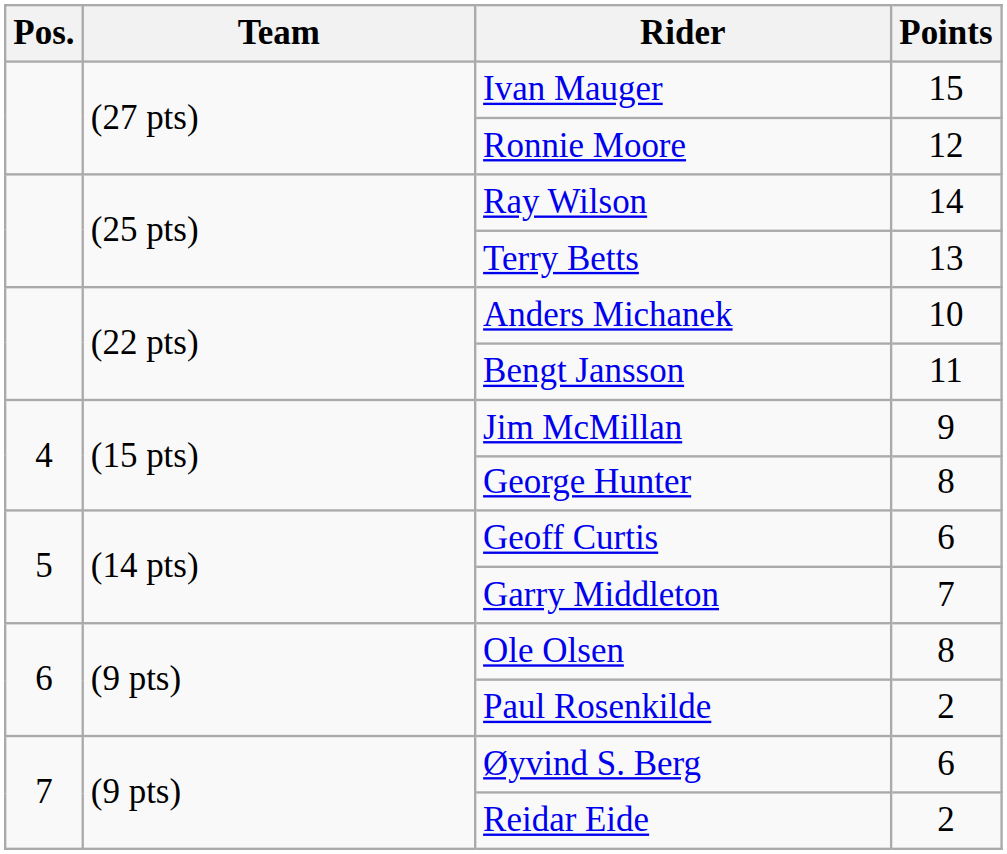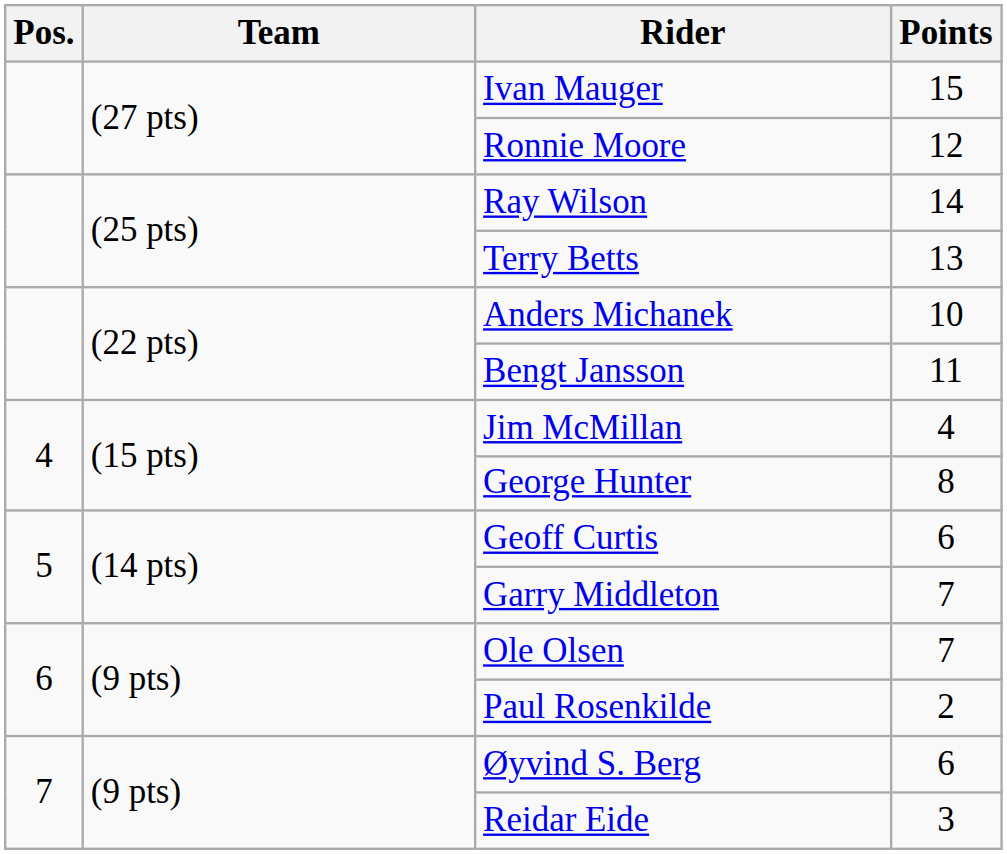(946, 426) 9 -> (946, 426) 4
(946, 651) 8 -> (946, 651) 7
(946, 820) 2 -> (946, 820) 3
